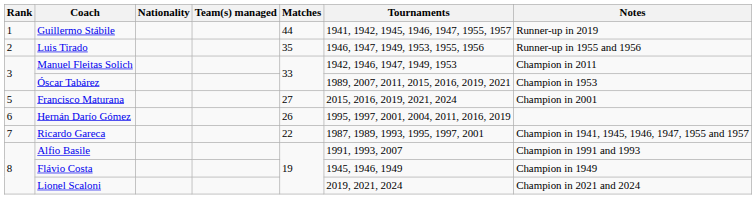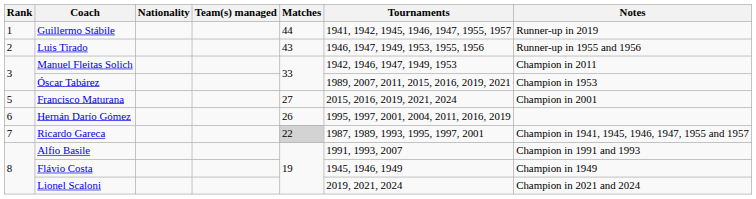(287, 47) 35 -> (287, 47) 43
(287, 133) no background -> (287, 133) lightgrey background
